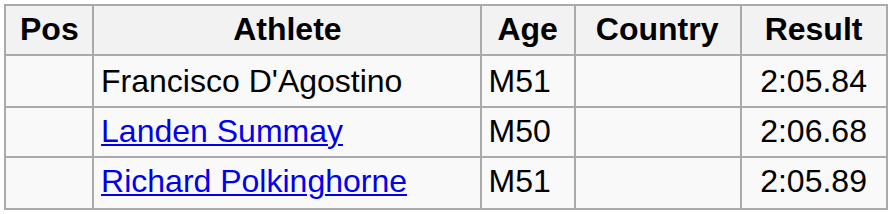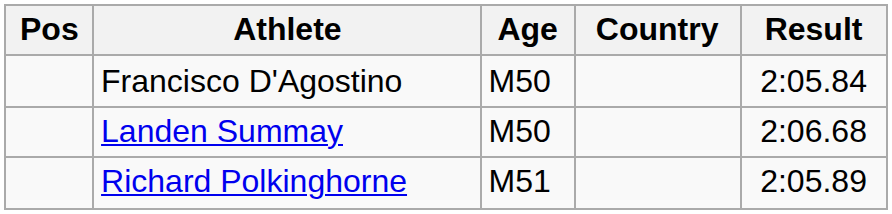(520, 80) M51 -> (520, 80) M50
